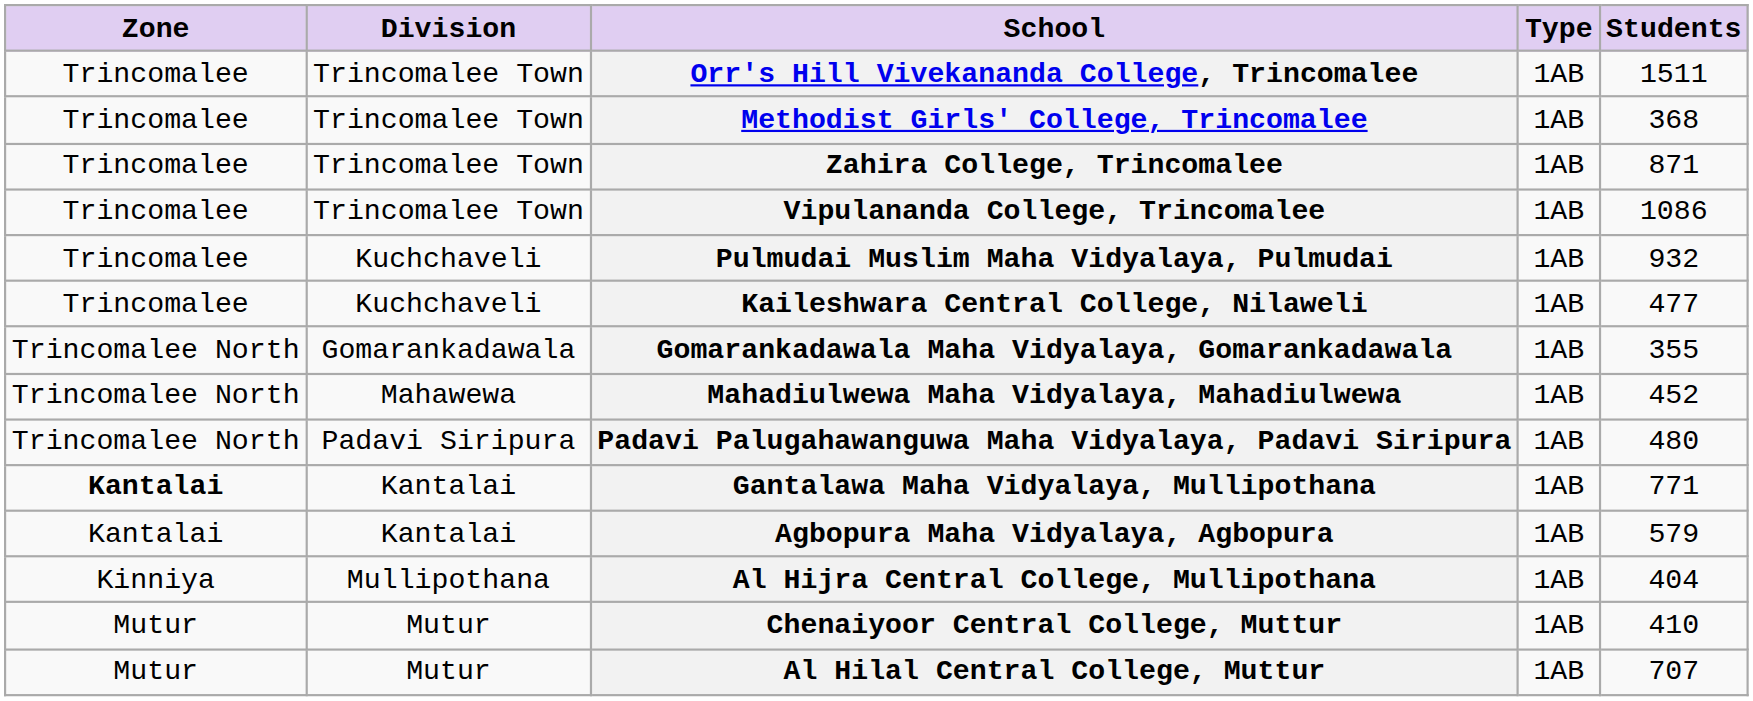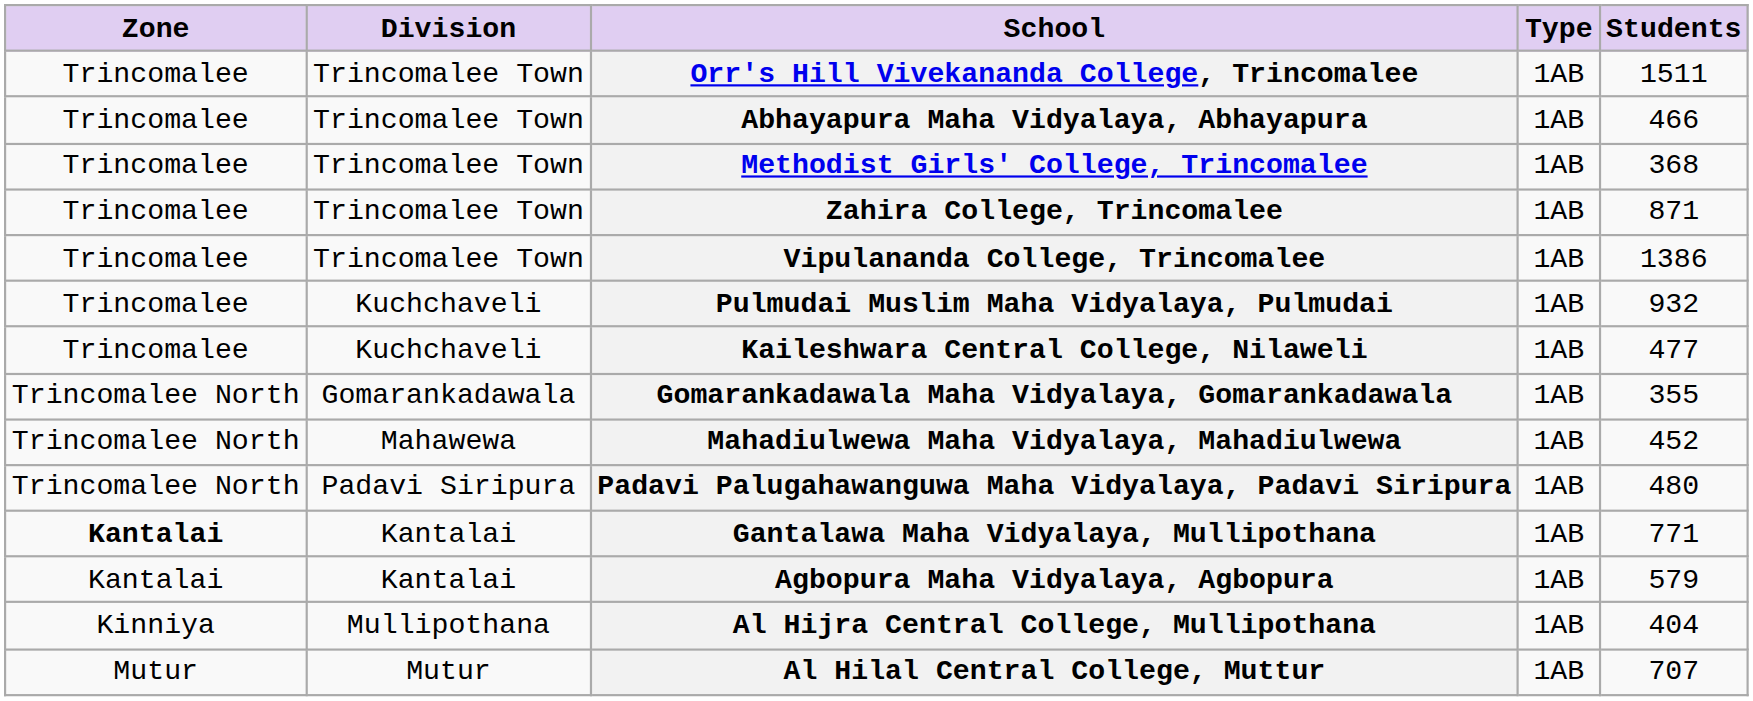+ row: (1054, 120)
(1674, 212) 1086 -> (1674, 258) 1386
- row: (1054, 626)
